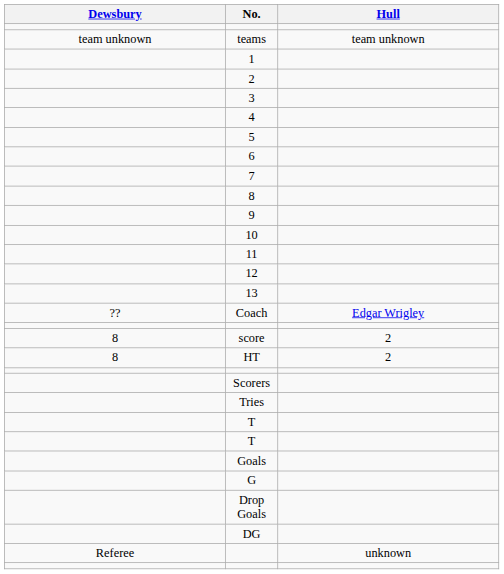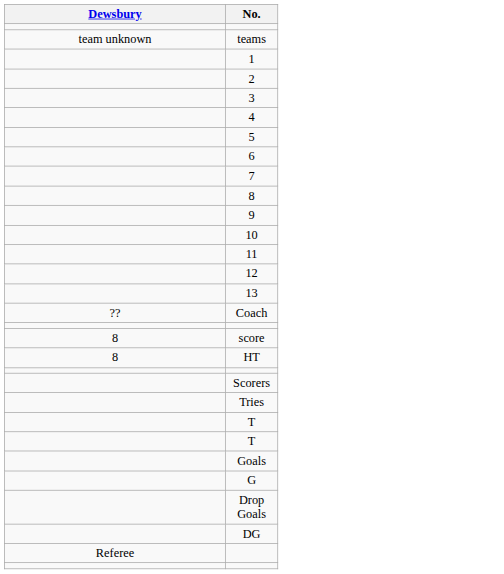- column: (388, 14)
